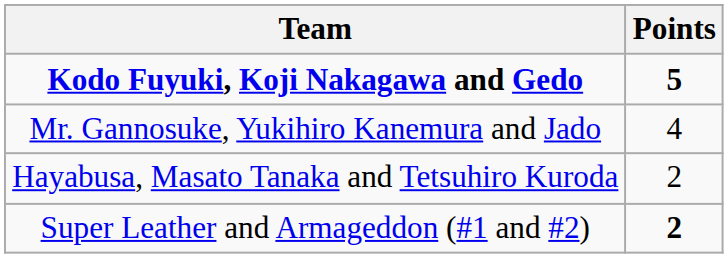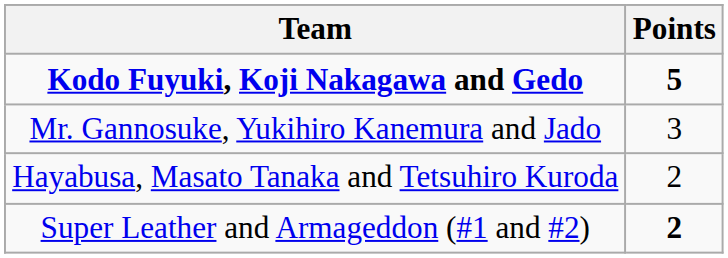(674, 128) 4 -> (674, 128) 3
